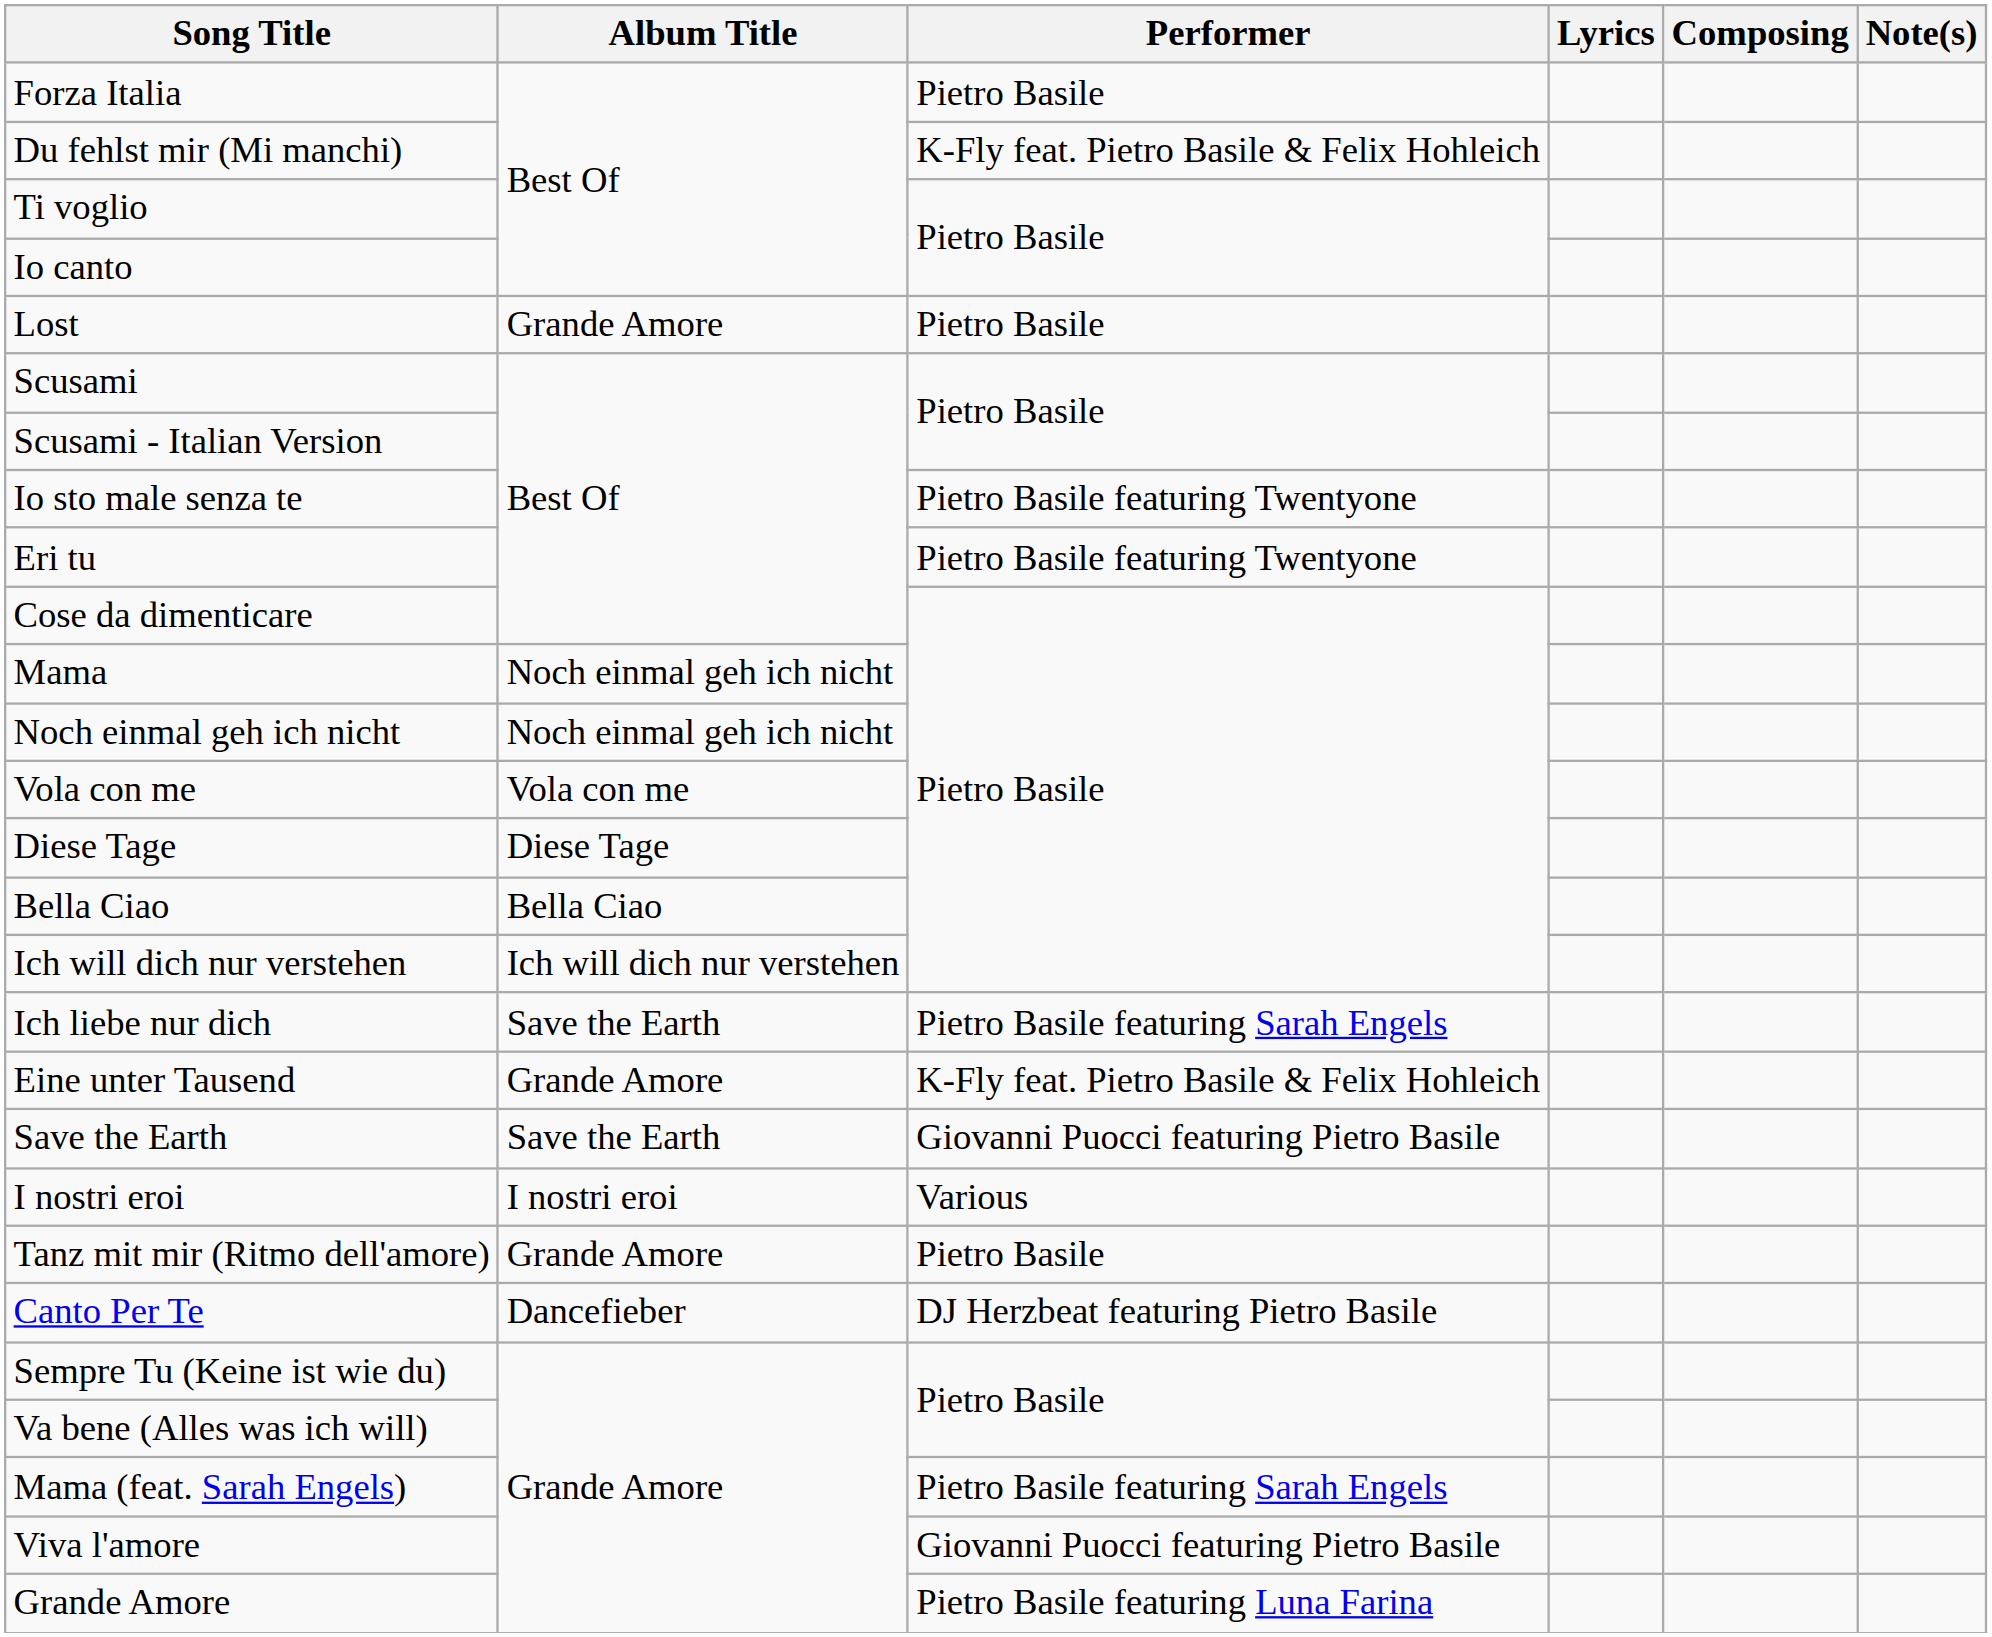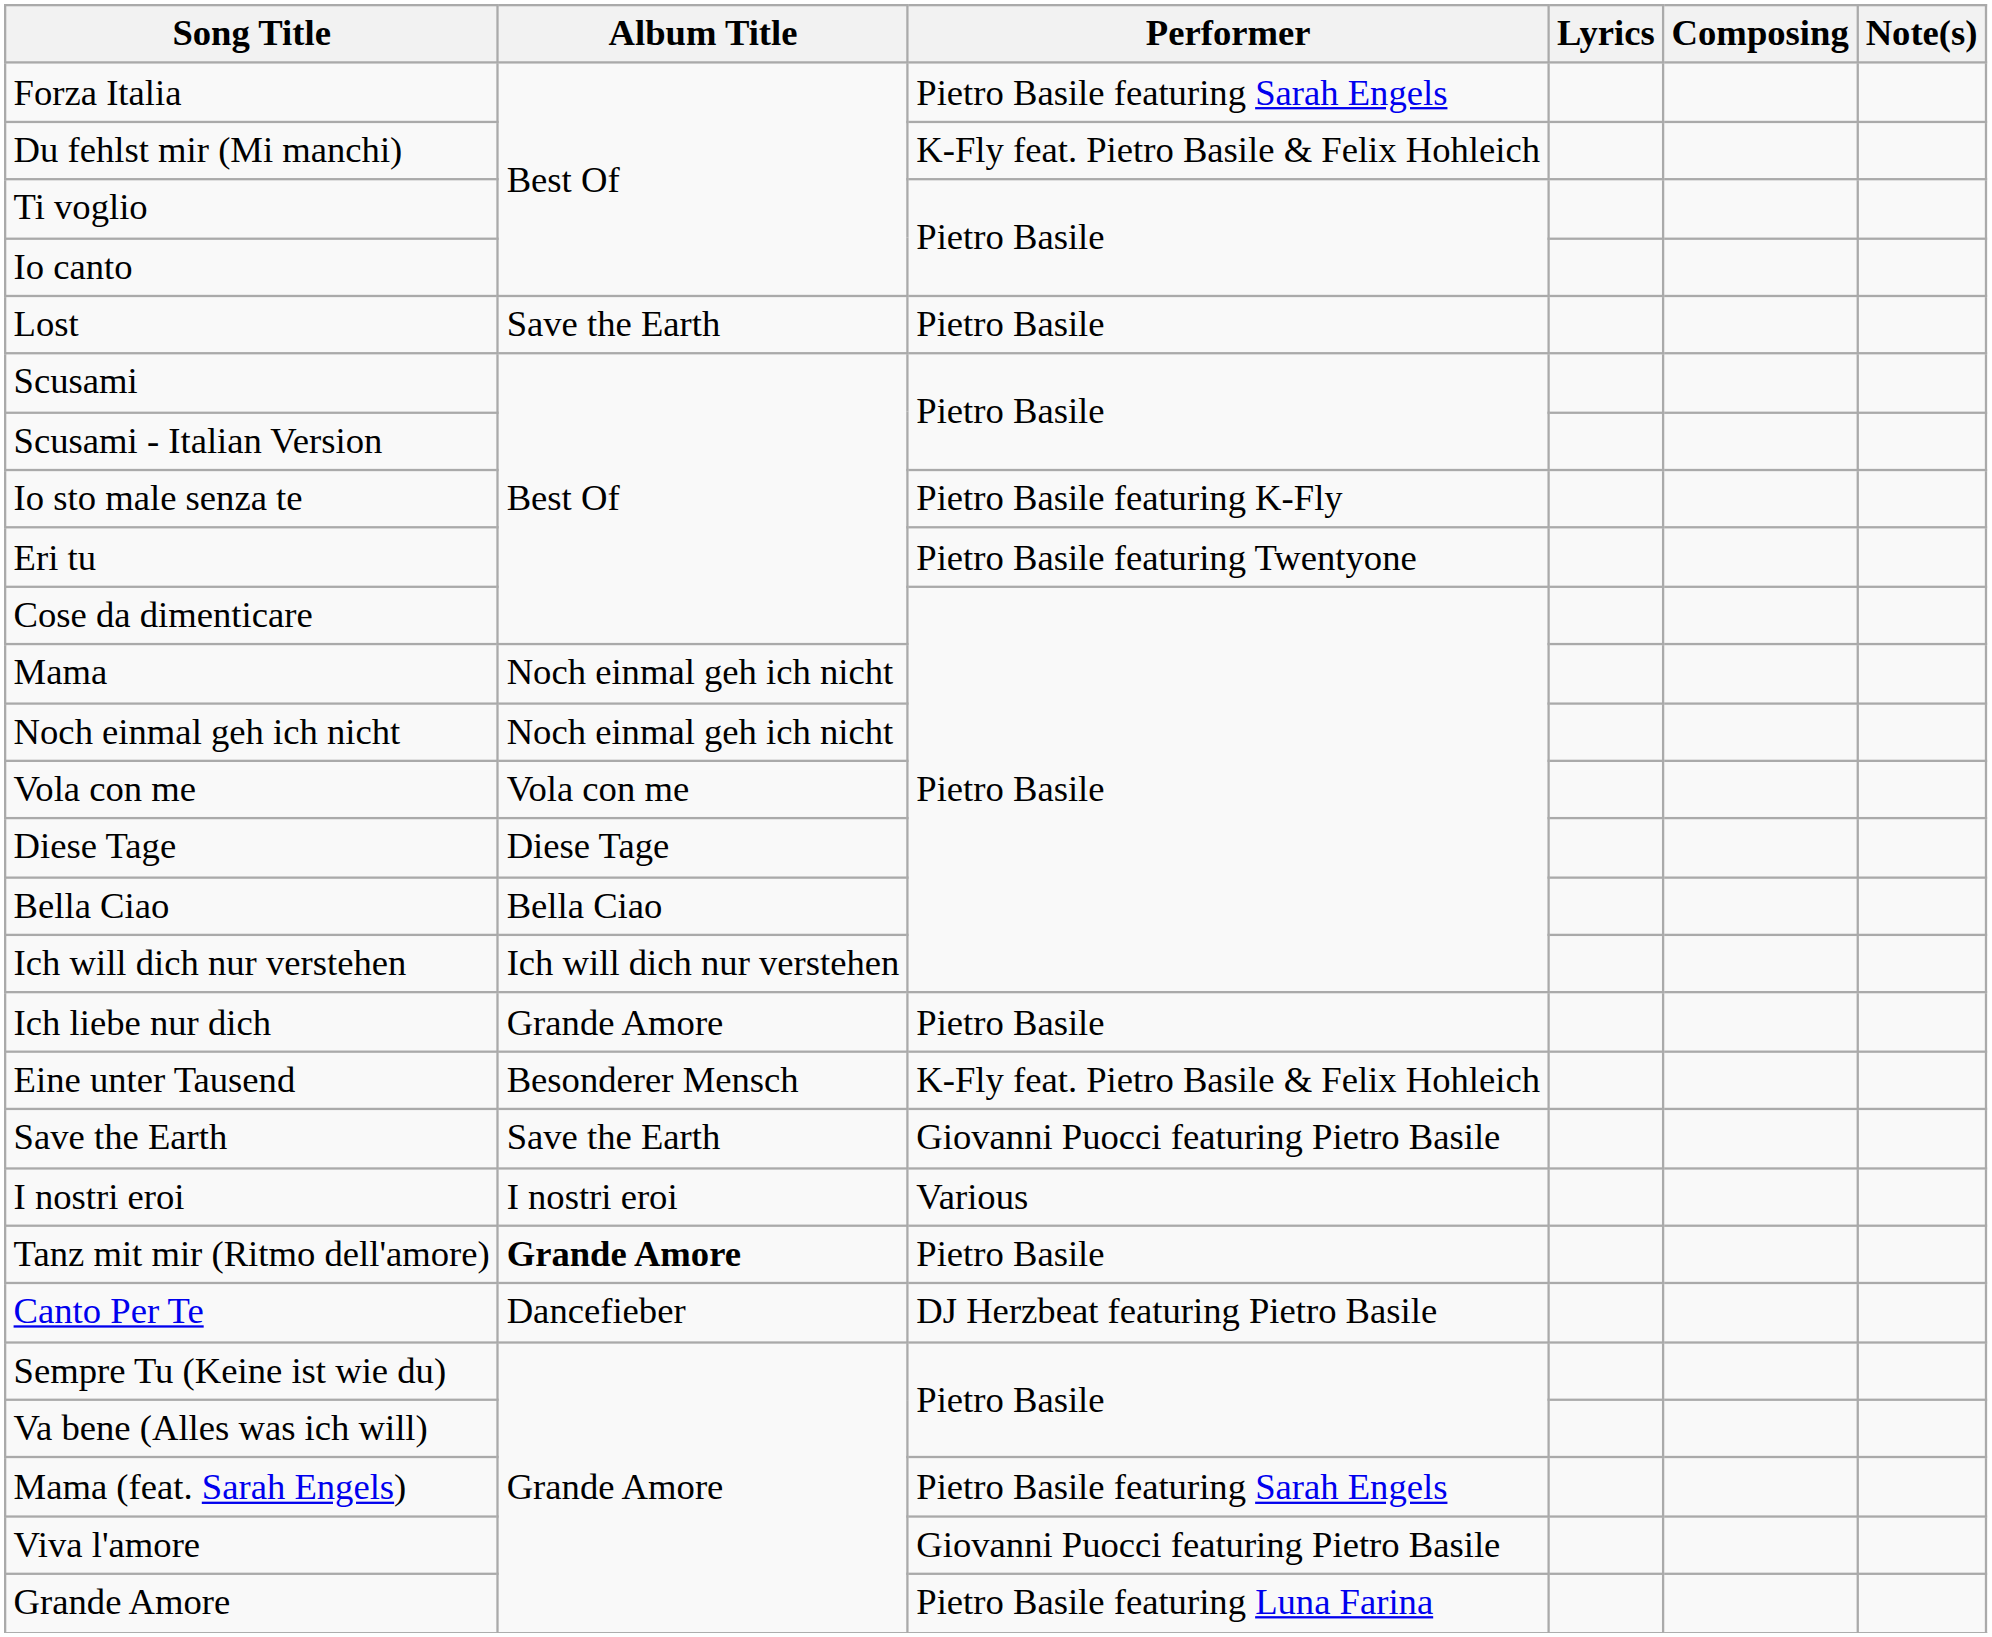(1010, 91) Pietro Basile -> (1182, 91) Pietro Basile featuring Sarah Engels
(615, 324) Grande Amore -> (613, 324) Save the Earth
(1166, 498) Pietro Basile featuring Twentyone -> (1129, 498) Pietro Basile featuring K-Fly
(613, 1021) Save the Earth -> (615, 1021) Grande Amore
(1182, 1021) Pietro Basile featuring Sarah Engels -> (1010, 1021) Pietro Basile
(615, 1079) Grande Amore -> (653, 1079) Besonderer Mensch
(615, 1253) normal -> (624, 1253) bold
